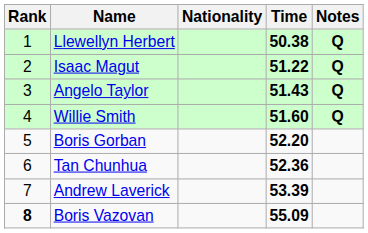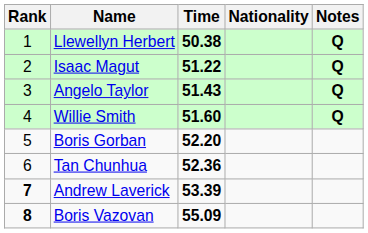columns swapped: (222, 16) <-> (289, 16)
(27, 191) normal -> (27, 191) bold
